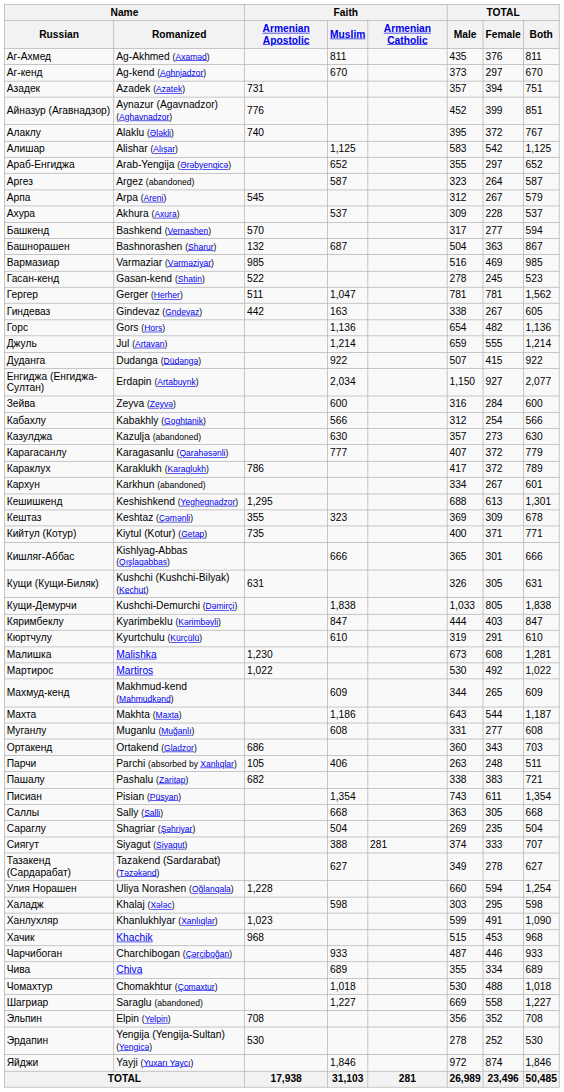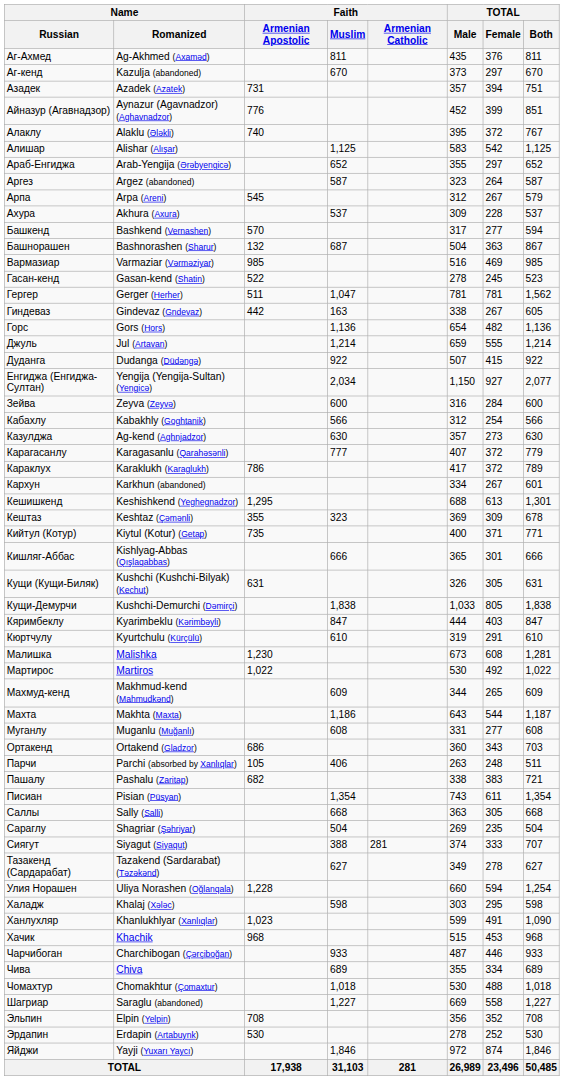(161, 72) Ag-kend (Aghnjadzor) -> (159, 72) Kazulja (abandoned)
(157, 382) Erdapin (Artabuynk) -> (171, 382) Yengija (Yengija-Sultan) (Yengicə)
(159, 436) Kazulja (abandoned) -> (161, 436) Ag-kend (Aghnjadzor)
(171, 1040) Yengija (Yengija-Sultan) (Yengicə) -> (157, 1035) Erdapin (Artabuynk)
